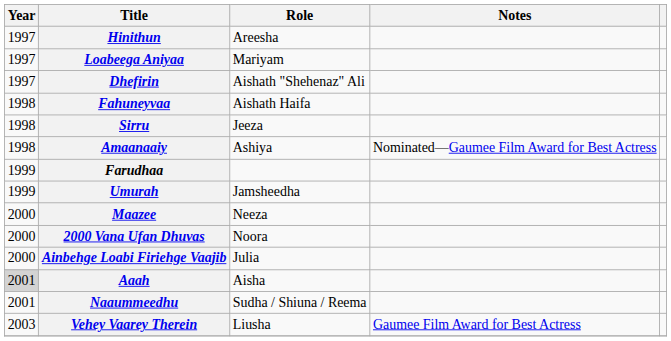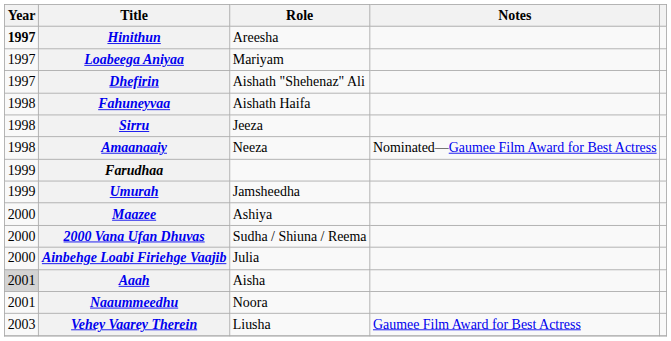(22, 37) normal -> (22, 37) bold
(252, 147) Ashiya -> (250, 147) Neeza
(250, 214) Neeza -> (252, 214) Ashiya
(250, 236) Noora -> (300, 236) Sudha / Shiuna / Reema
(300, 302) Sudha / Shiuna / Reema -> (250, 302) Noora
